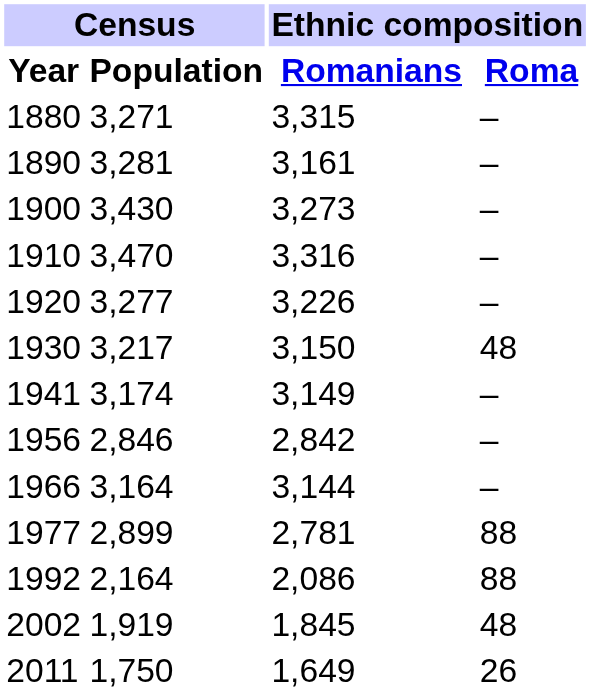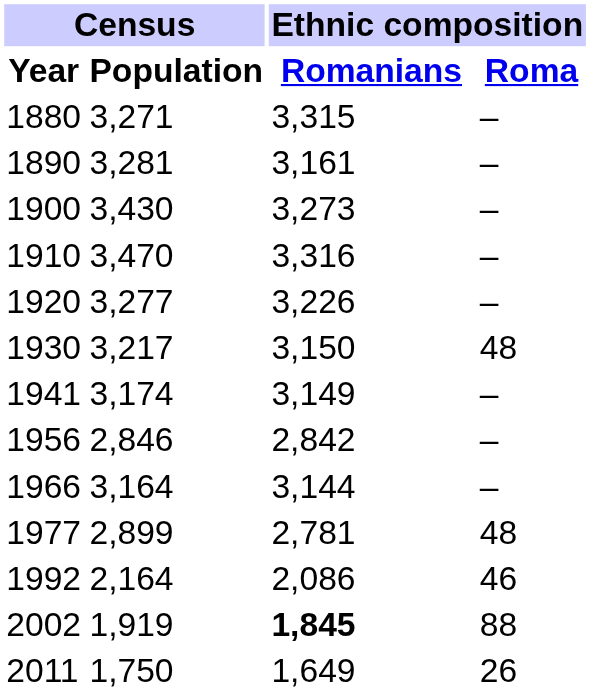(499, 532) 88 -> (499, 532) 48
(499, 579) 88 -> (499, 579) 46
(313, 625) normal -> (313, 625) bold
(499, 625) 48 -> (499, 625) 88
